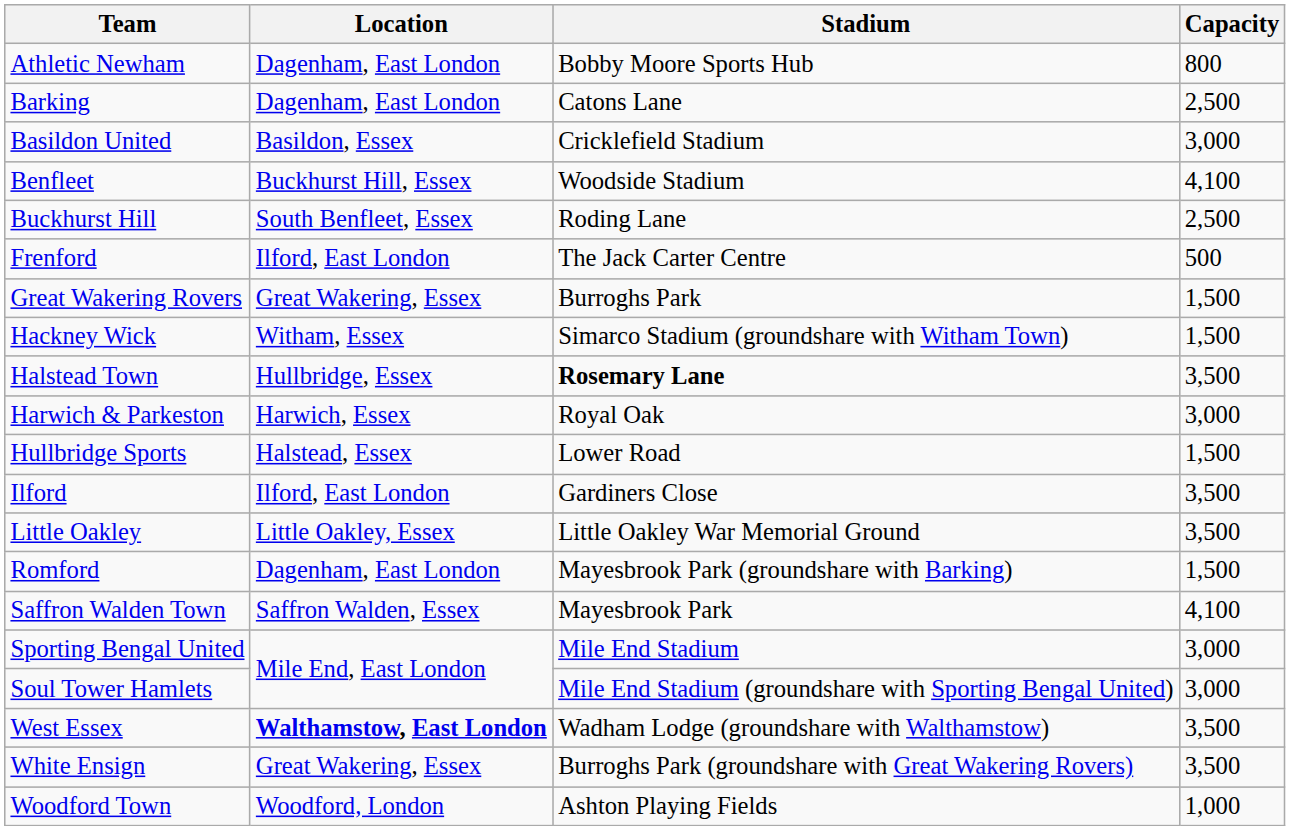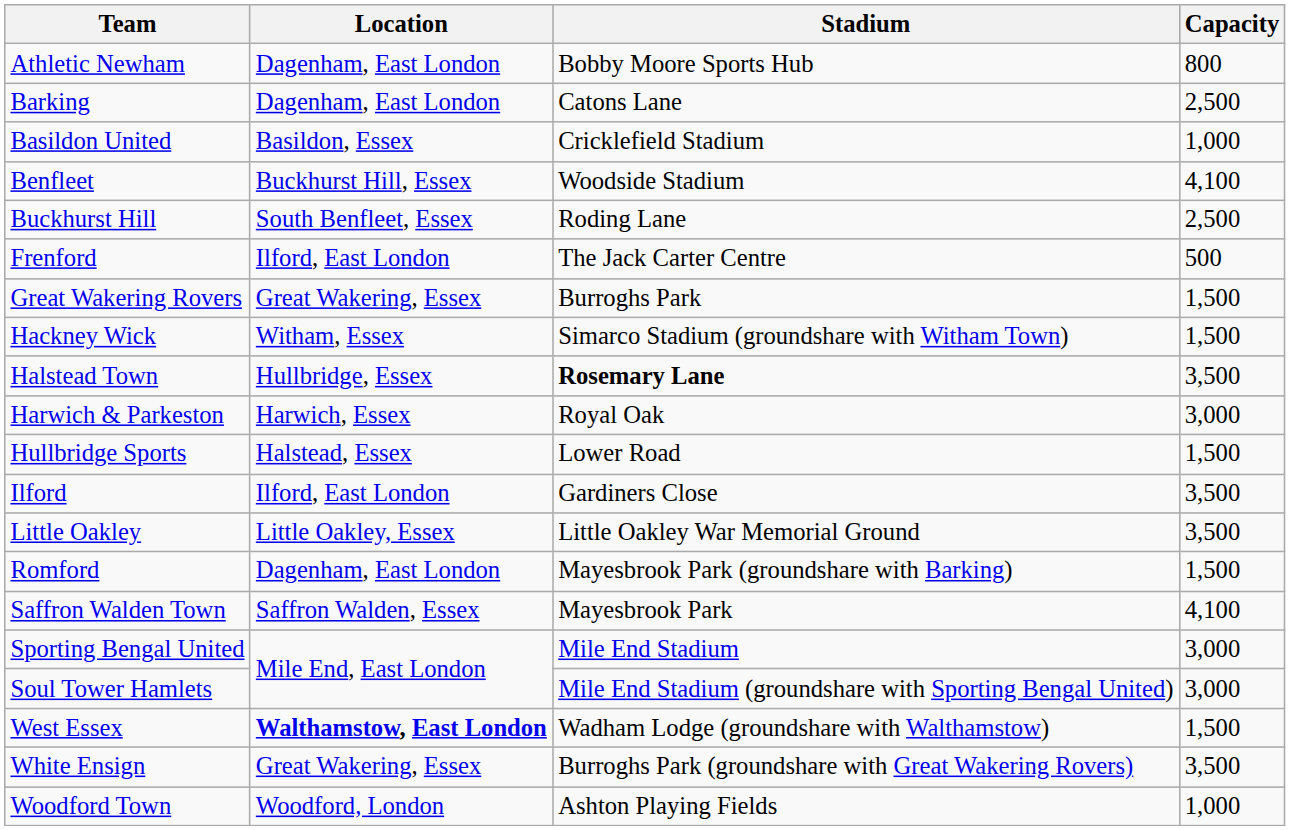(1212, 141) 3,000 -> (1212, 141) 1,000
(1212, 727) 3,500 -> (1212, 727) 1,500
